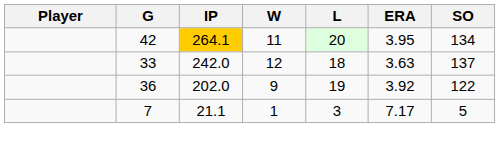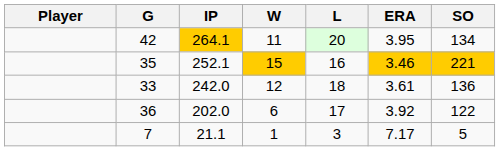+ row: (148, 63)
(400, 63) 3.63 -> (400, 87) 3.61
(463, 63) 137 -> (463, 87) 136
(274, 87) 9 -> (274, 110) 6
(337, 87) 19 -> (337, 110) 17
